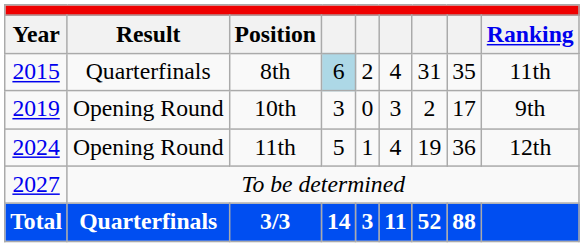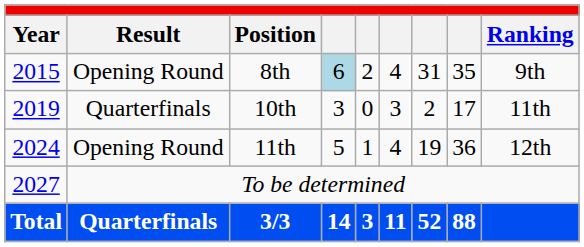(148, 71) Quarterfinals -> (148, 71) Opening Round
(530, 71) 11th -> (530, 71) 9th
(148, 109) Opening Round -> (148, 109) Quarterfinals
(530, 109) 9th -> (530, 109) 11th
